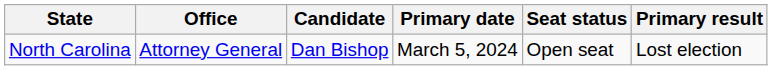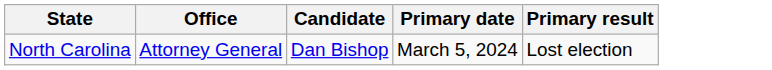- column: (577, 19)
